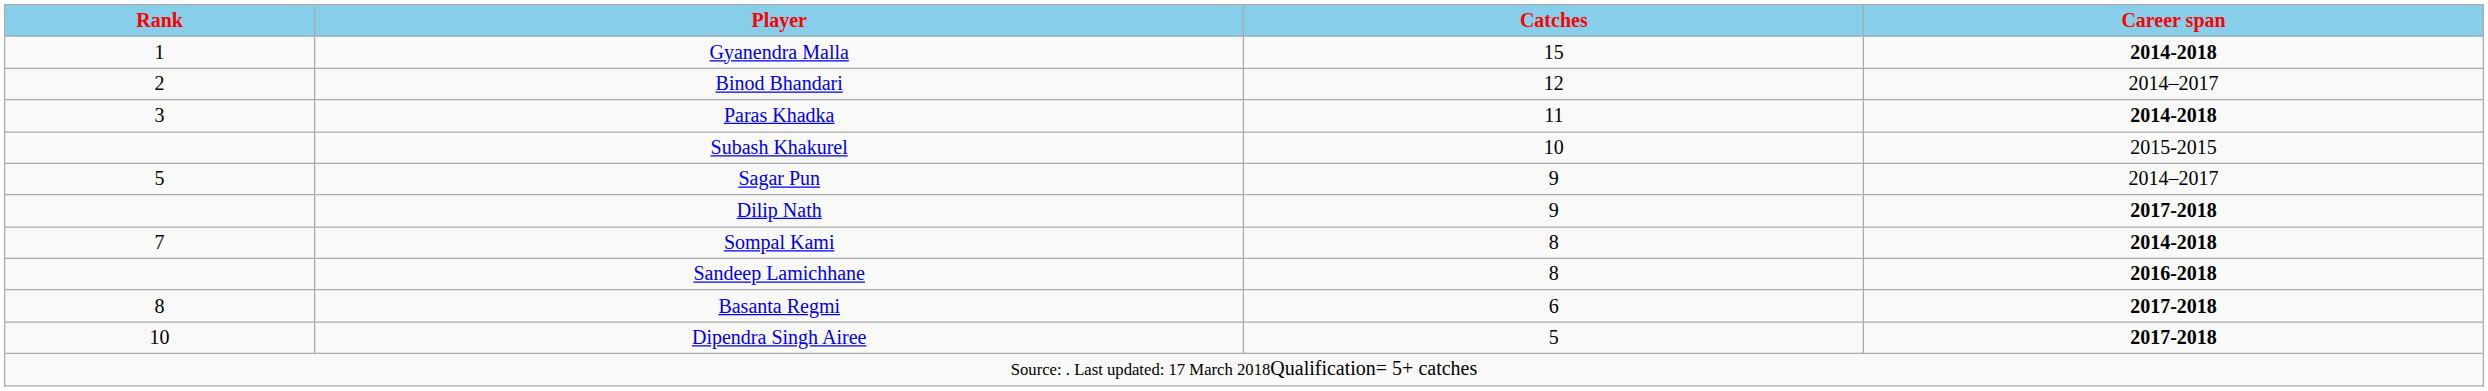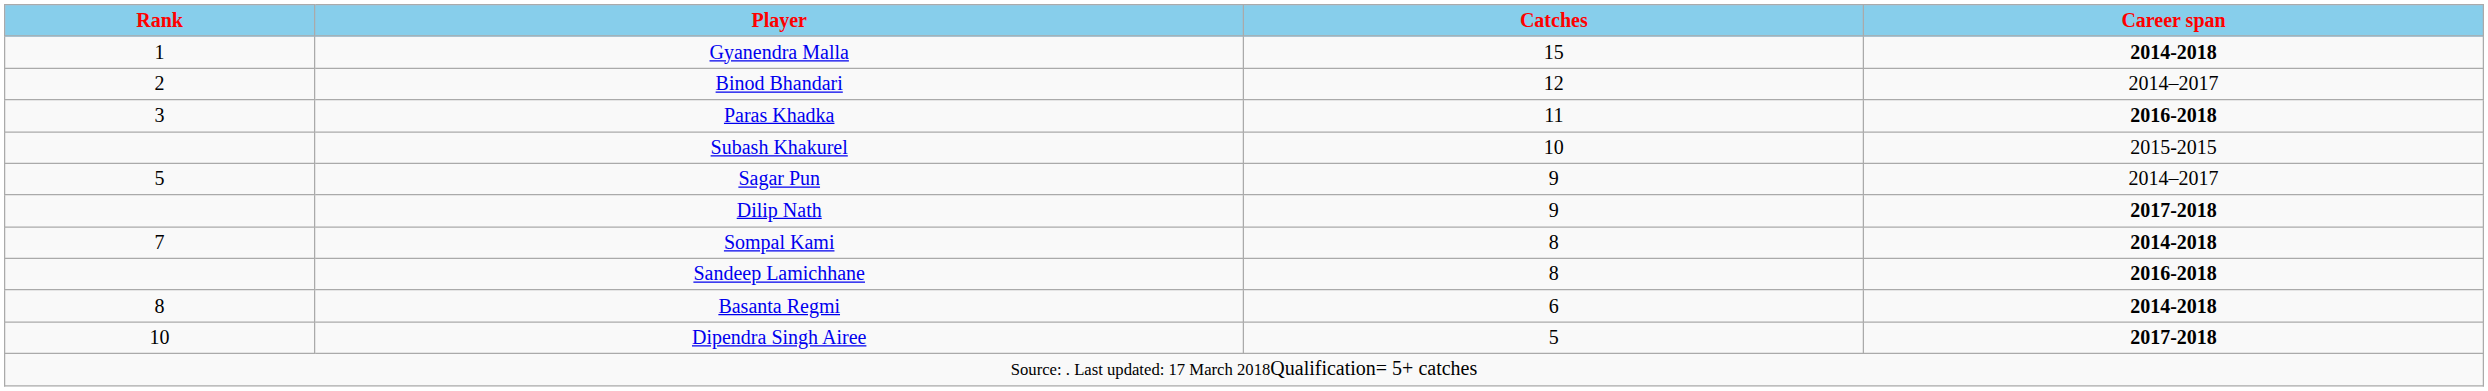(2174, 115) 2014-2018 -> (2174, 115) 2016-2018
(2174, 305) 2017-2018 -> (2174, 305) 2014-2018
